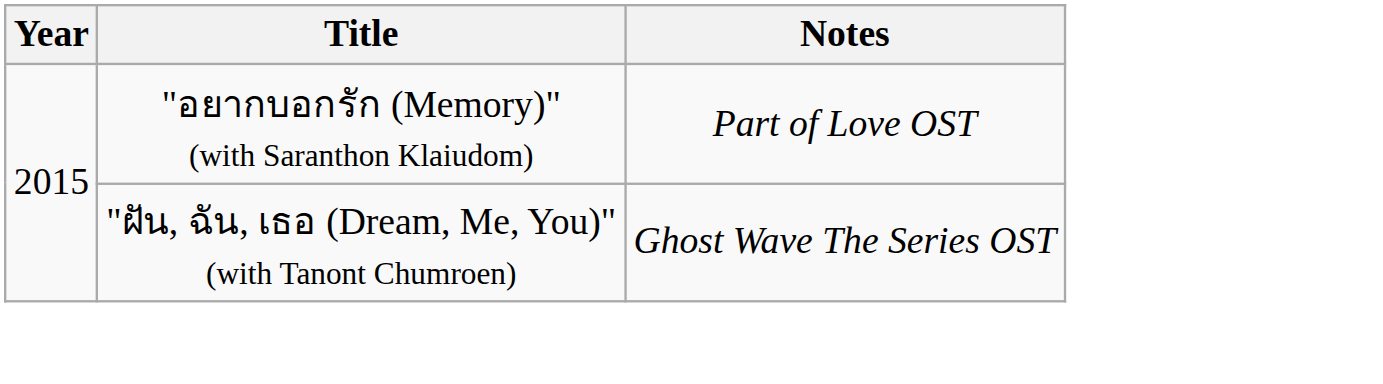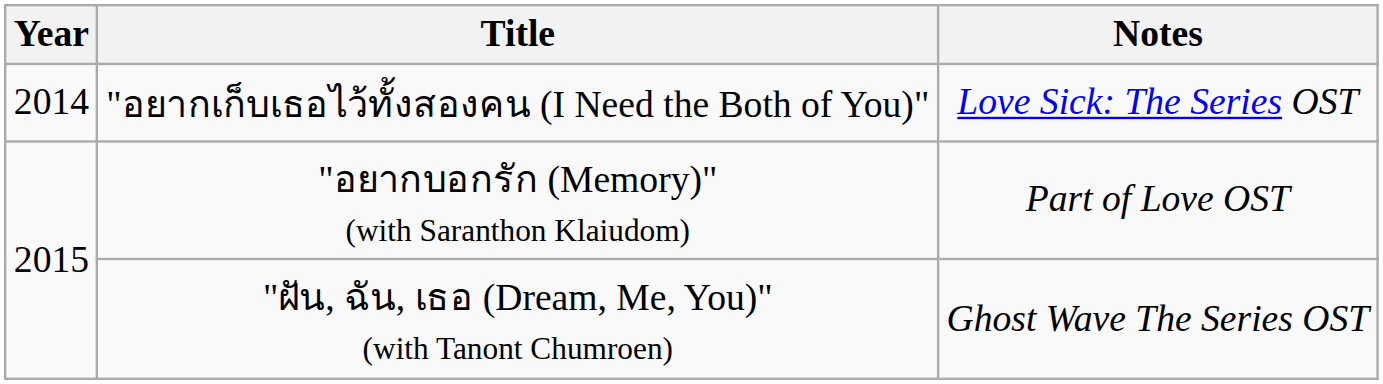+ row: (518, 103)
